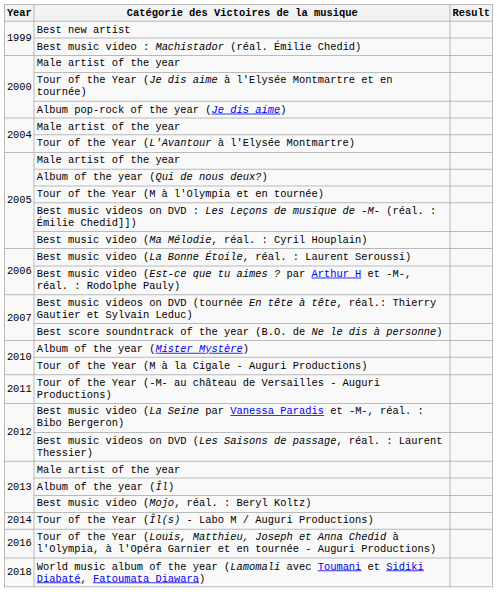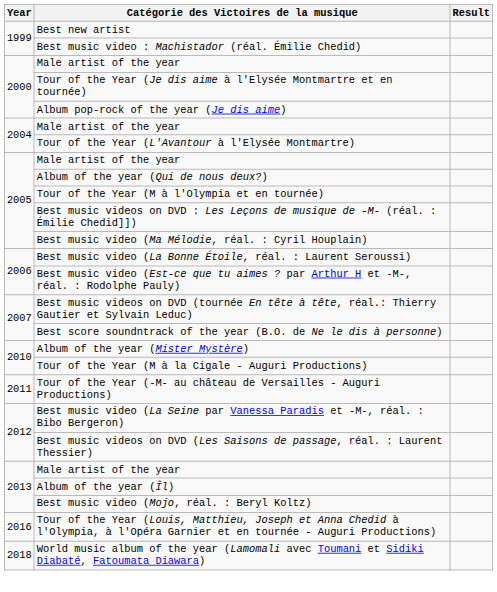- row: (19, 521)
